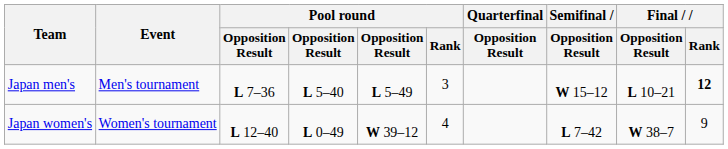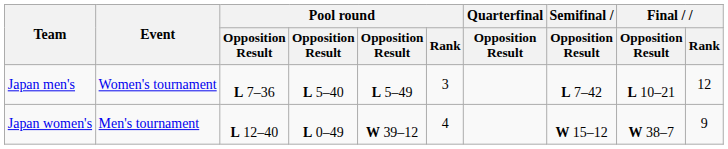(149, 85) Men's tournament -> (158, 85) Women's tournament
(582, 93) W 15–12 -> (582, 93) L 7–42
(704, 85) bold -> (704, 85) normal
(158, 124) Women's tournament -> (149, 124) Men's tournament
(582, 132) L 7–42 -> (582, 132) W 15–12
